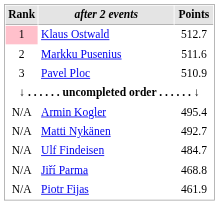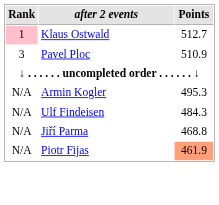- row: (81, 54)
(194, 112) 495.4 -> (194, 93) 495.3
- row: (76, 131)
(194, 151) 484.7 -> (194, 112) 484.3
(194, 189) no background -> (194, 151) lightsalmon background
